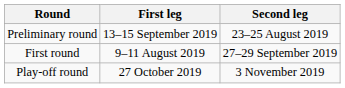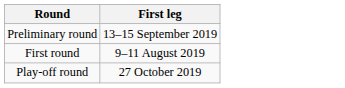- column: (280, 14)
